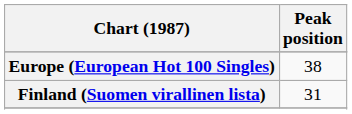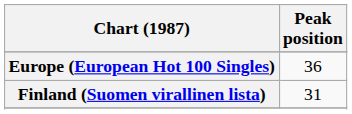(313, 66) 38 -> (313, 66) 36
